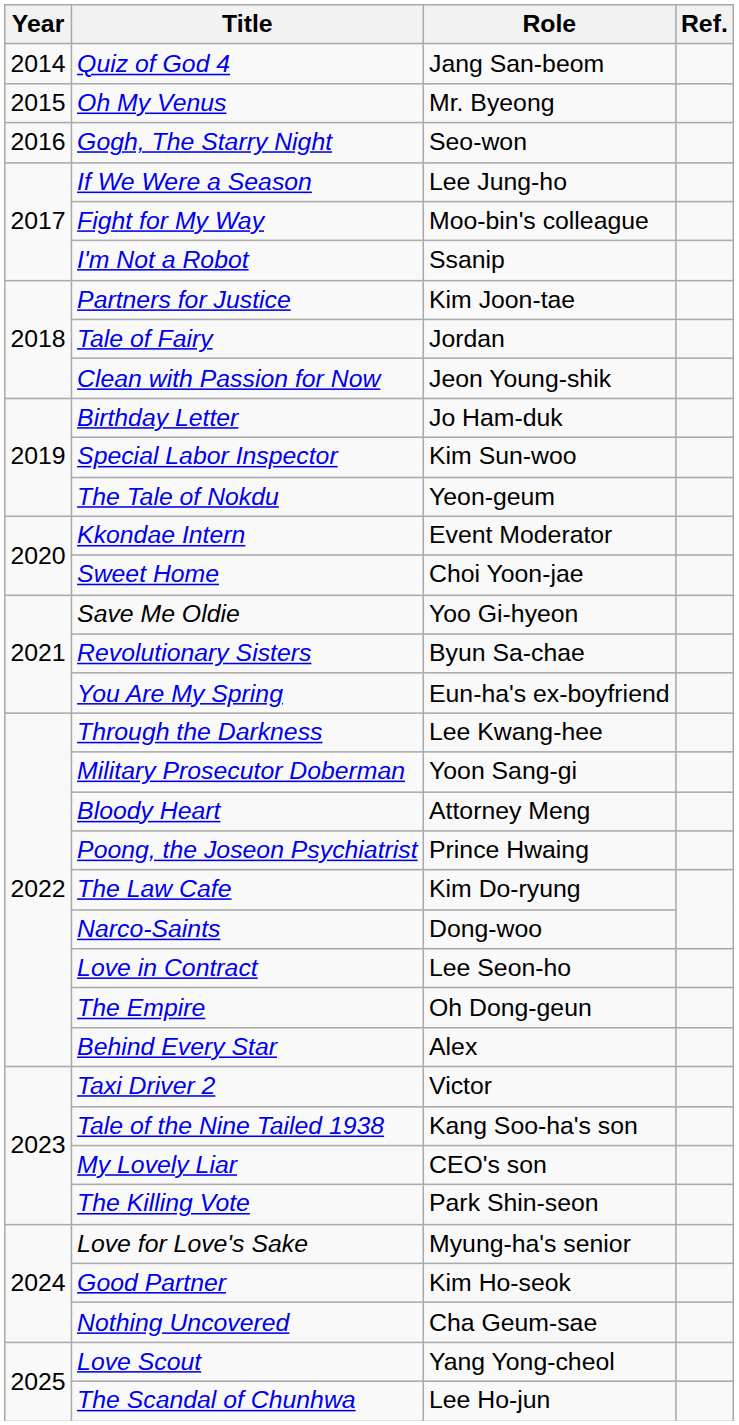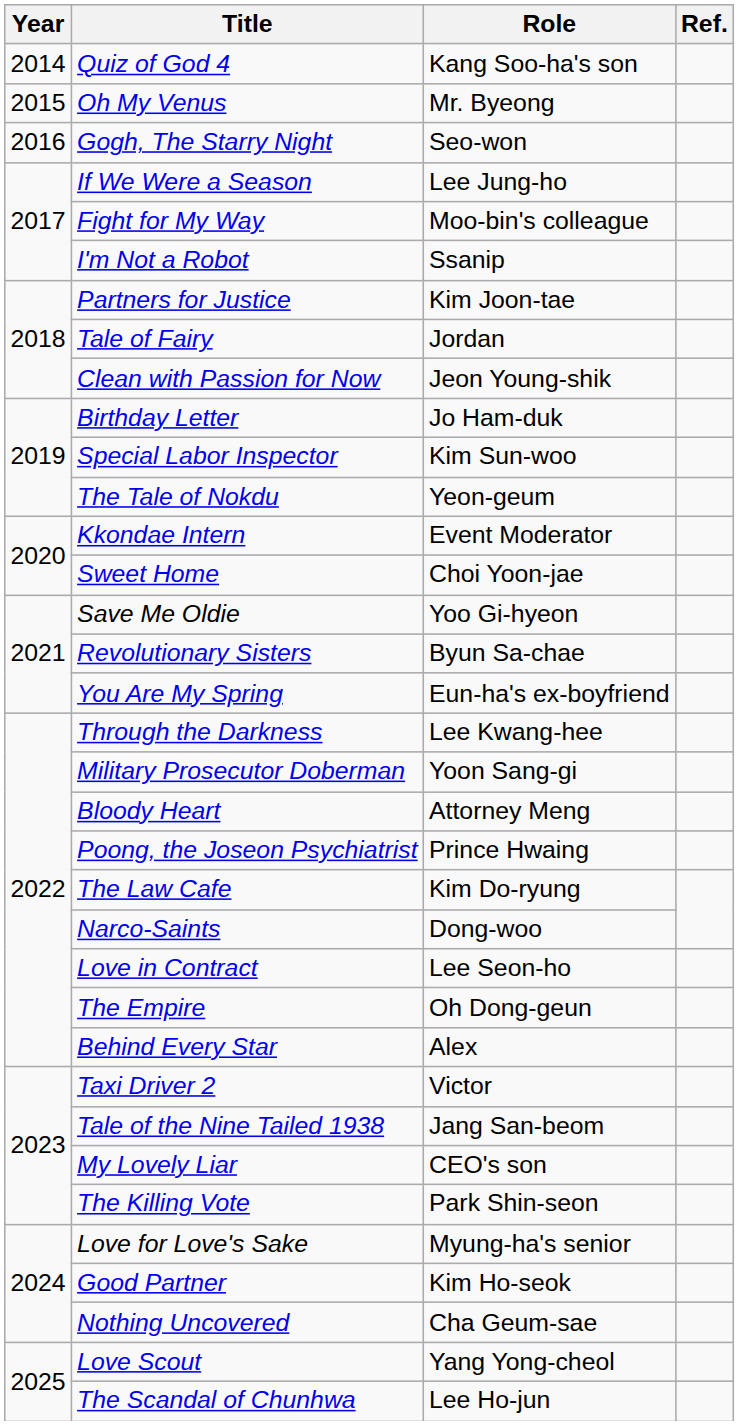(517, 63) Jang San-beom -> (533, 63) Kang Soo-ha's son
(533, 1125) Kang Soo-ha's son -> (517, 1125) Jang San-beom
